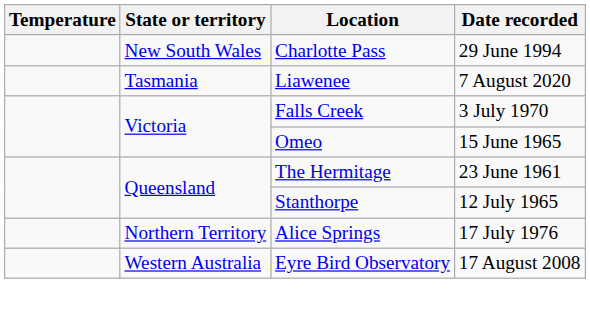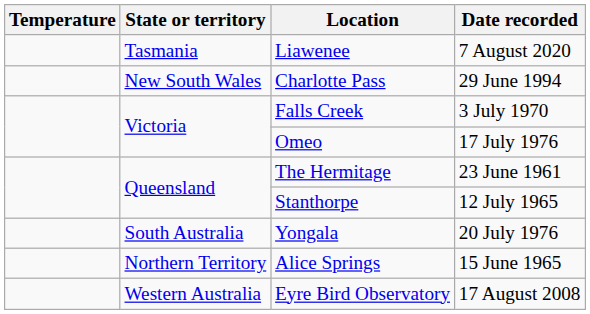rows swapped: (330, 50) <-> (312, 80)
(510, 141) 15 June 1965 -> (508, 141) 17 July 1976
+ row: (307, 232)
(508, 232) 17 July 1976 -> (510, 263) 15 June 1965
